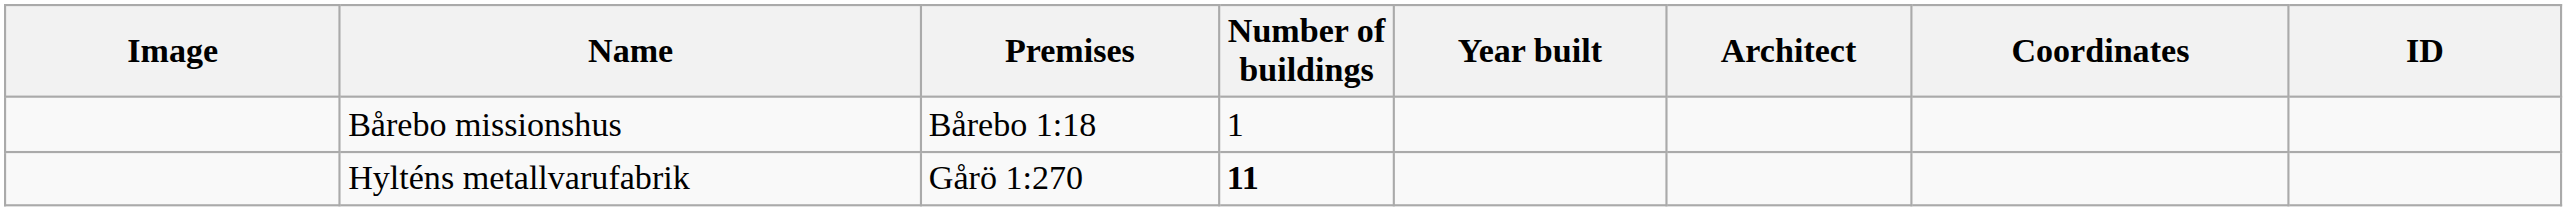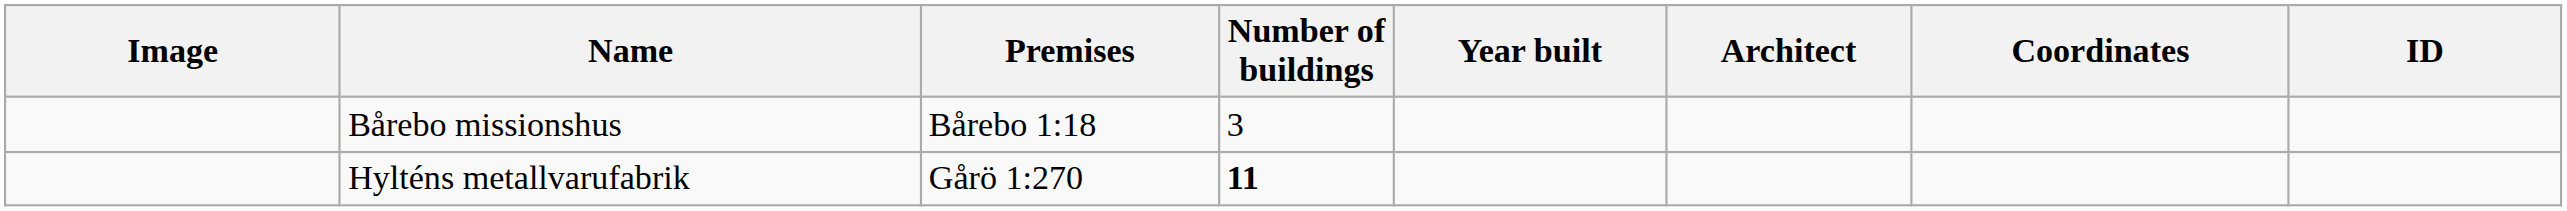(1235, 123) 1 -> (1235, 123) 3
